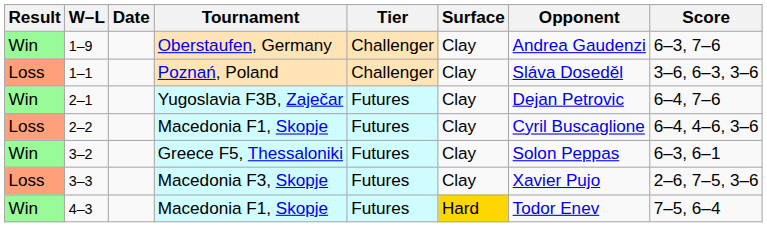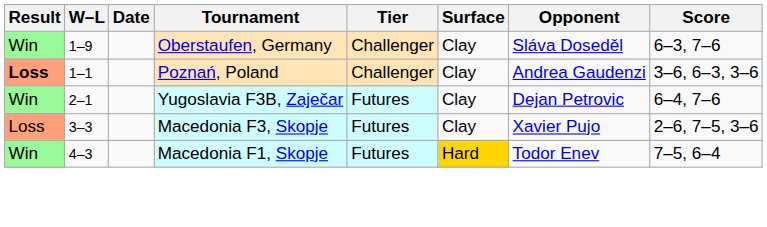(579, 45) Andrea Gaudenzi -> (568, 45) Sláva Doseděl
(27, 72) normal -> (28, 72) bold
(568, 72) Sláva Doseděl -> (579, 72) Andrea Gaudenzi
- row: (81, 127)
- row: (81, 154)
